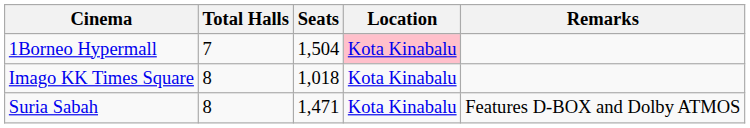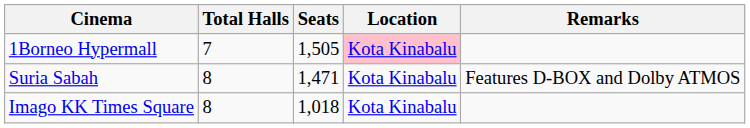(318, 48) 1,504 -> (318, 48) 1,505
rows swapped: (53, 107) <-> (101, 78)
